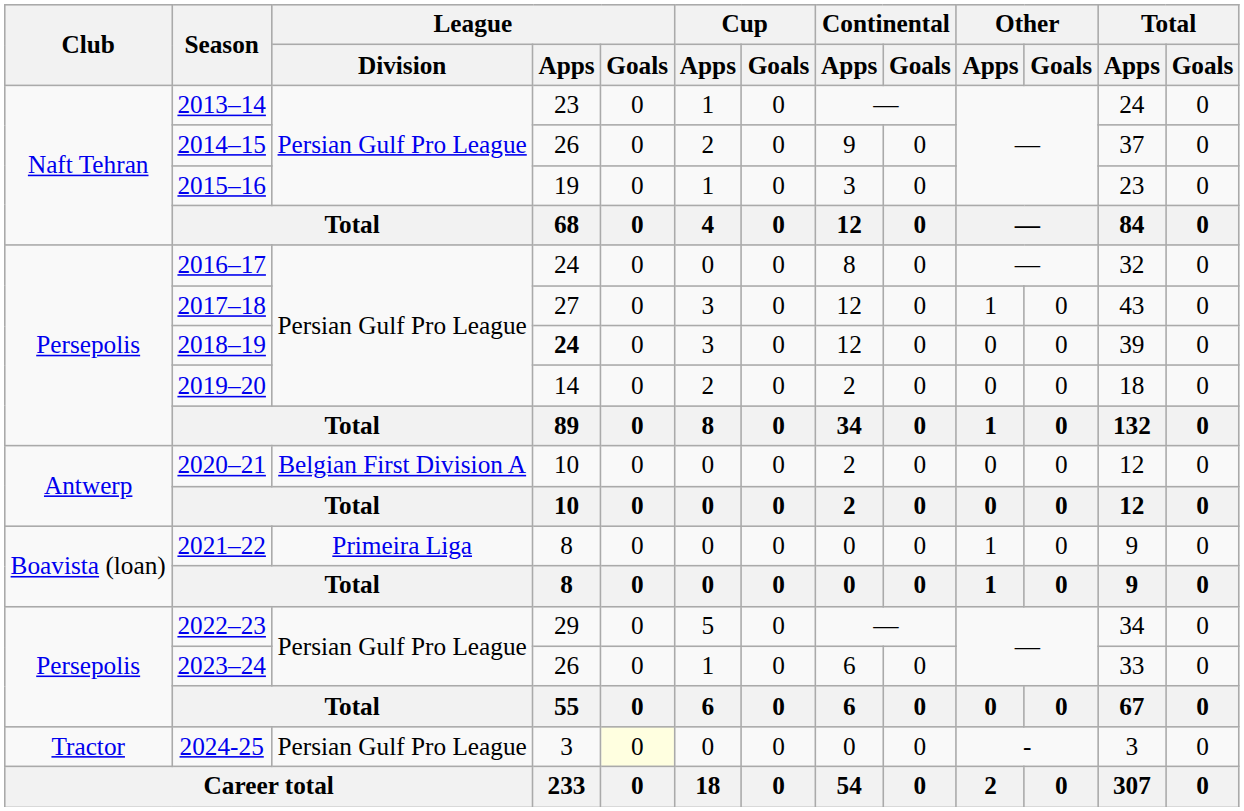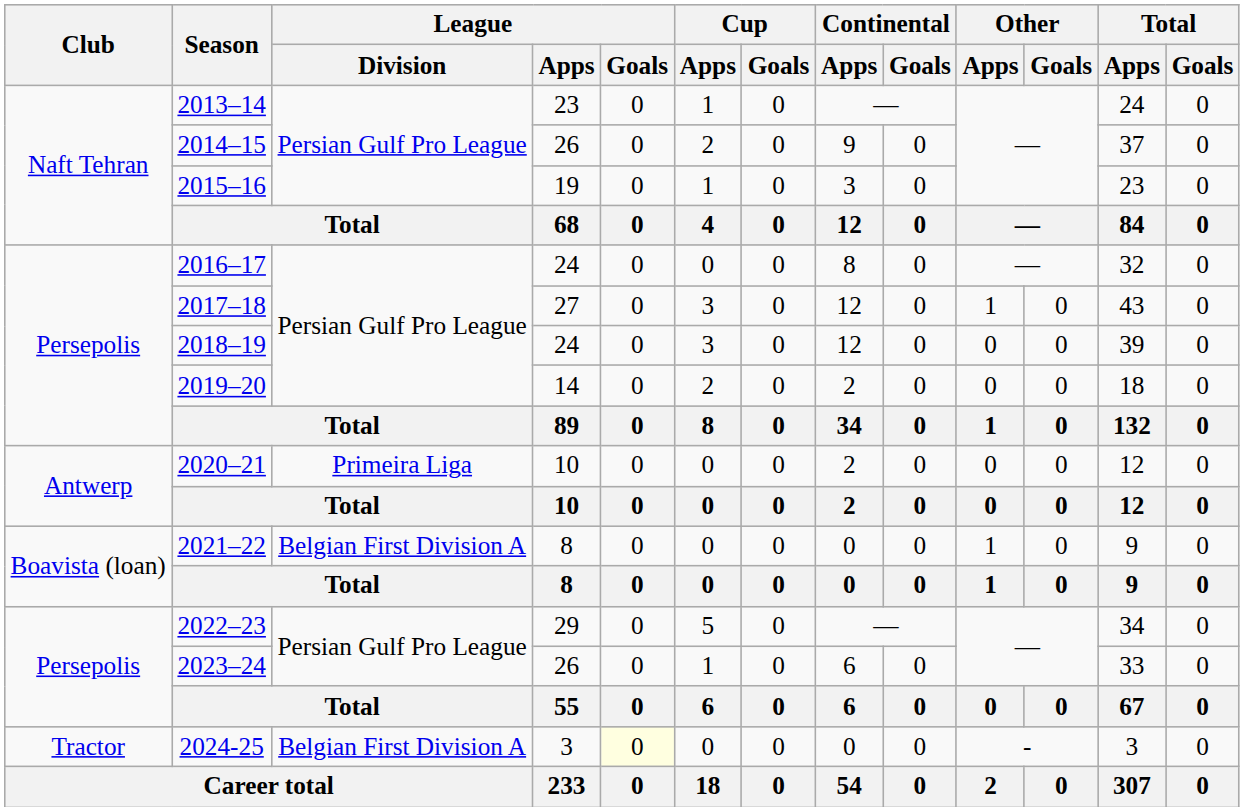(567, 345) bold -> (567, 345) normal
(402, 465) Belgian First Division A -> (402, 465) Primeira Liga
(402, 545) Primeira Liga -> (402, 545) Belgian First Division A
(402, 746) Persian Gulf Pro League -> (402, 746) Belgian First Division A
